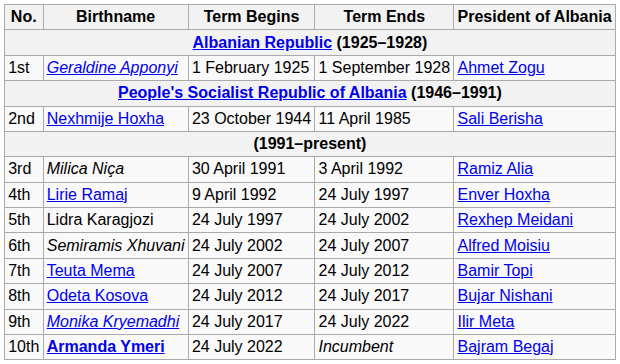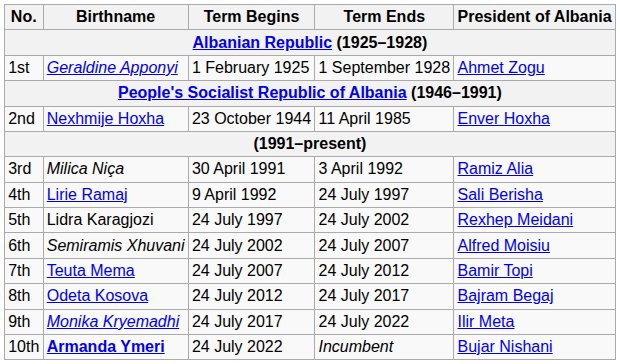(500, 118) Sali Berisha -> (504, 118) Enver Hoxha
(504, 194) Enver Hoxha -> (500, 194) Sali Berisha
(505, 296) Bujar Nishani -> (506, 296) Bajram Begaj
(506, 347) Bajram Begaj -> (505, 347) Bujar Nishani
